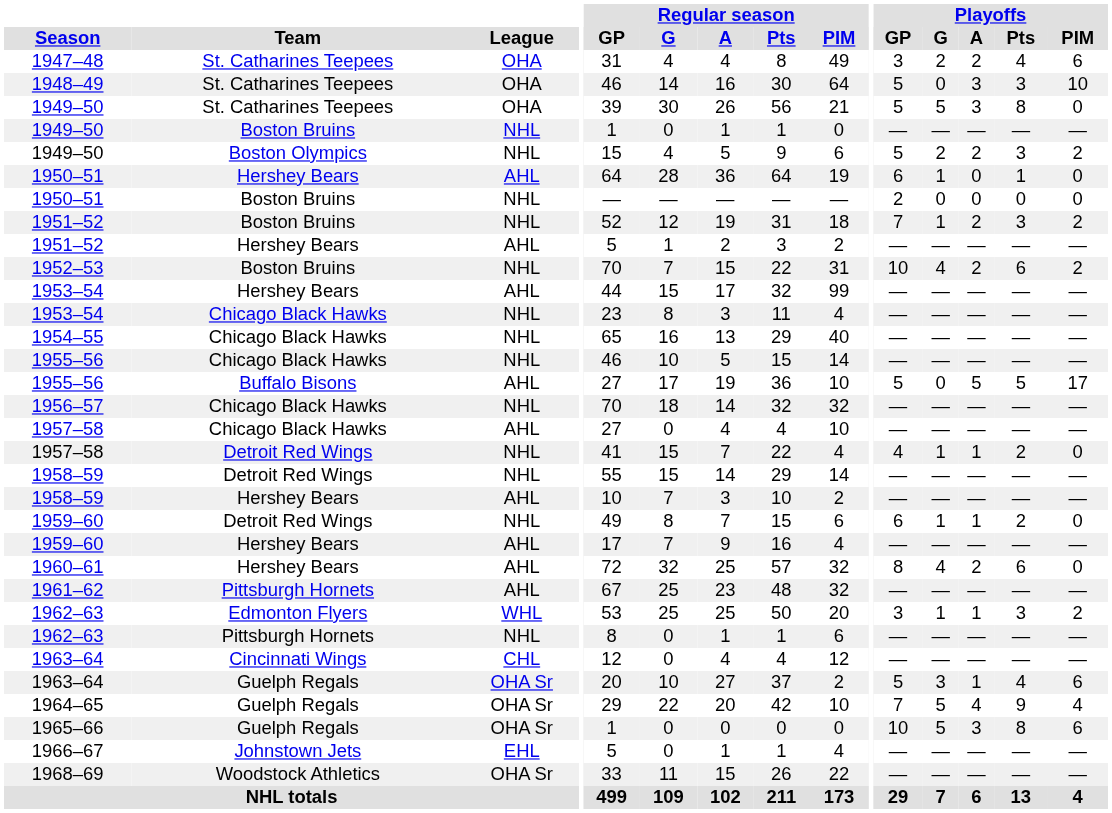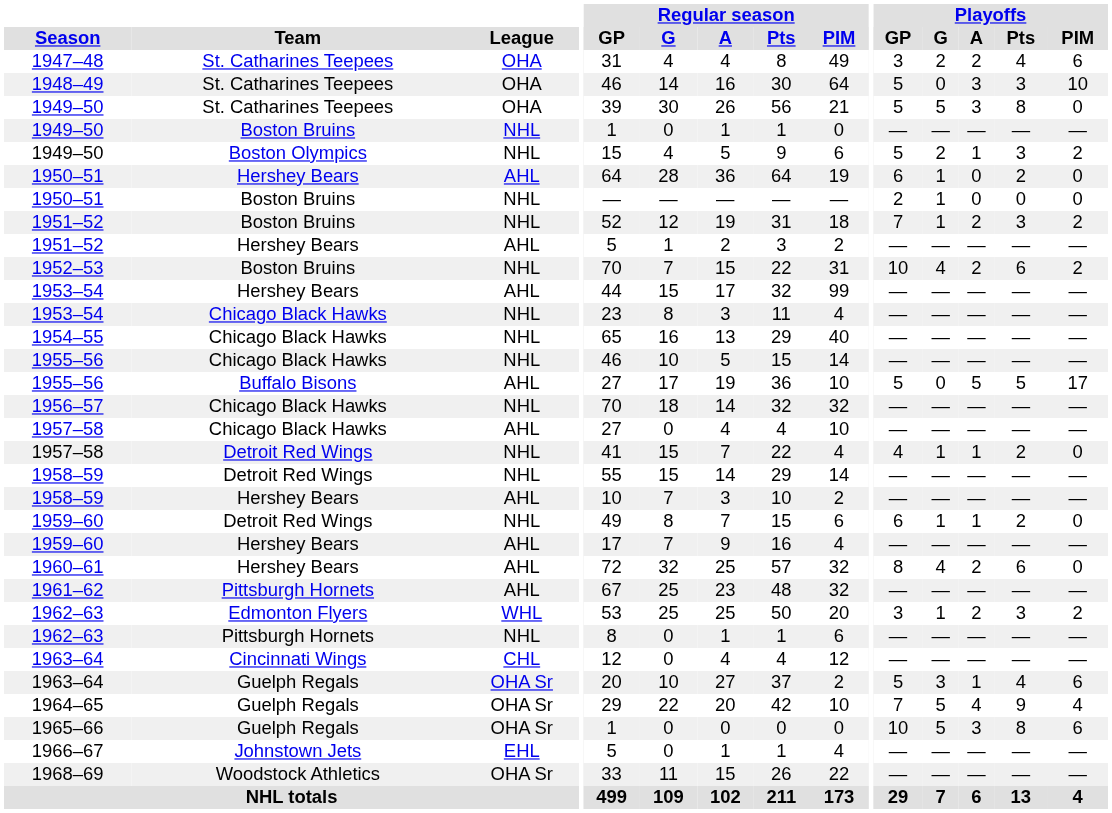(976, 153) 2 -> (976, 153) 1
(1021, 176) 1 -> (1021, 176) 2
(941, 199) 0 -> (941, 199) 1
(976, 613) 1 -> (976, 613) 2
